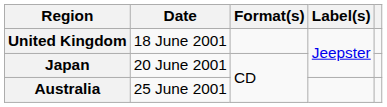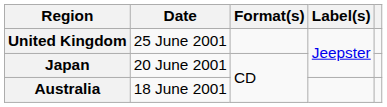(180, 41) 18 June 2001 -> (180, 41) 25 June 2001
(180, 89) 25 June 2001 -> (180, 89) 18 June 2001
